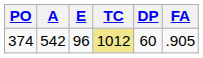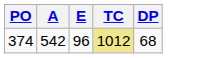- column: (180, 16)
(148, 40) 60 -> (148, 40) 68
